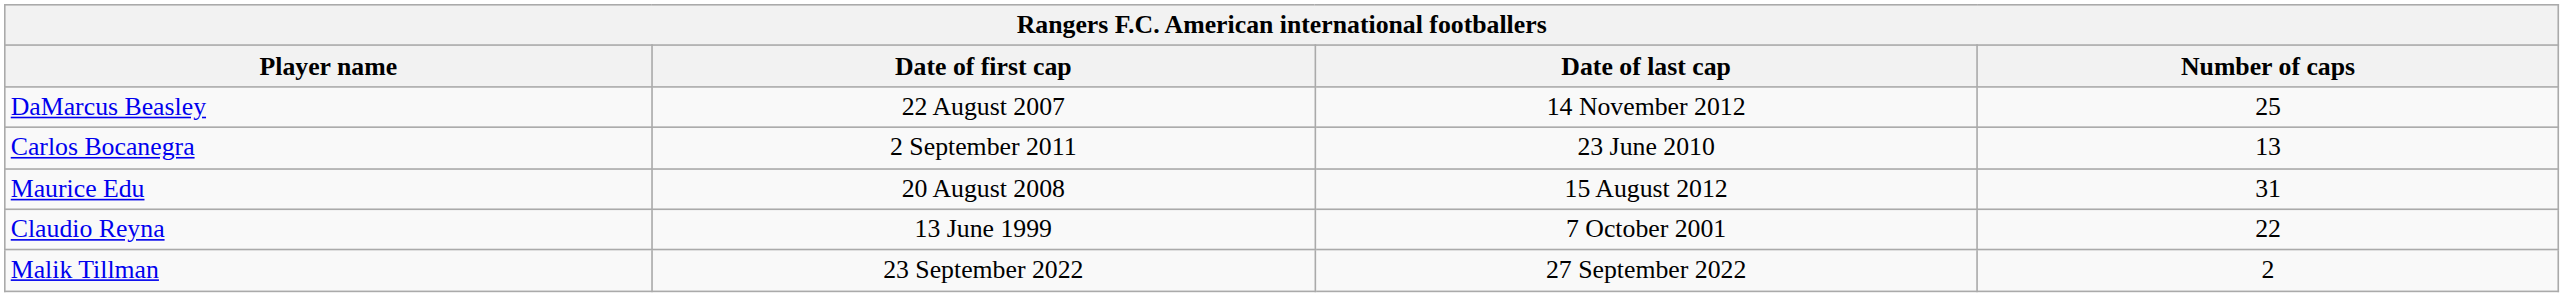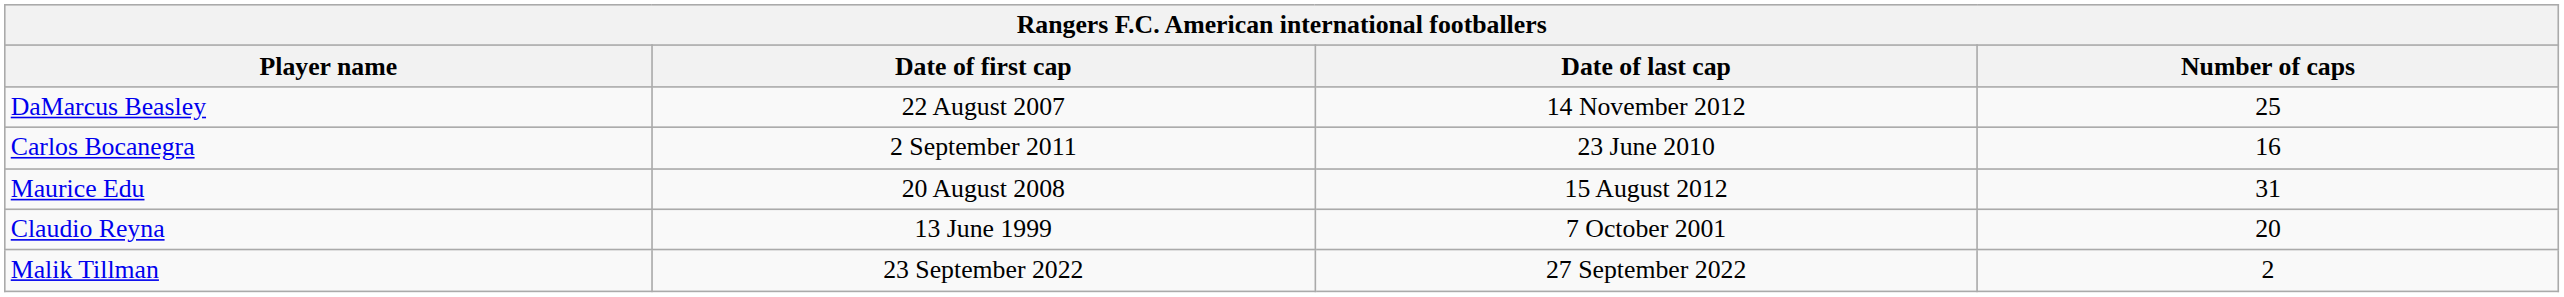(2268, 147) 13 -> (2268, 147) 16
(2268, 229) 22 -> (2268, 229) 20
